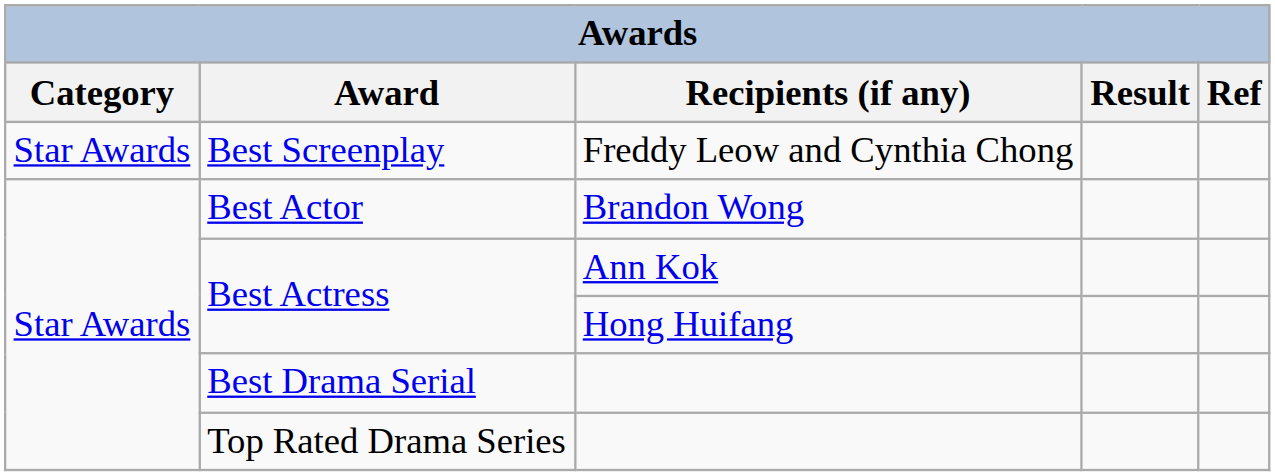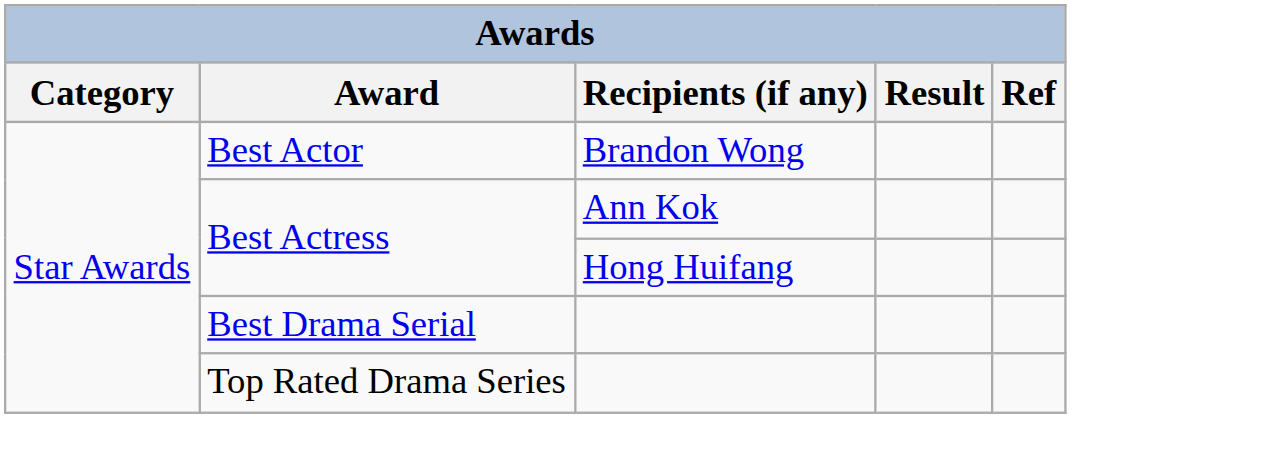- row: (326, 149)
